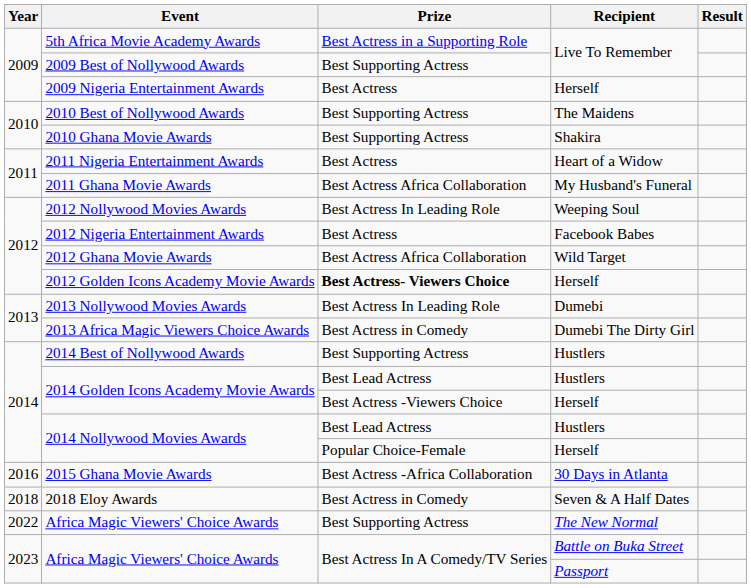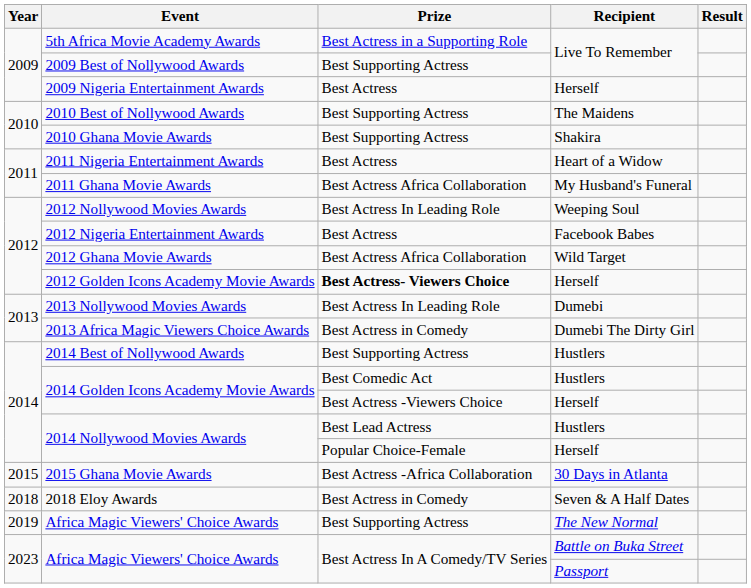(376, 378) Best Lead Actress -> (377, 378) Best Comedic Act
(23, 474) 2016 -> (23, 474) 2015
(23, 522) 2022 -> (23, 522) 2019
